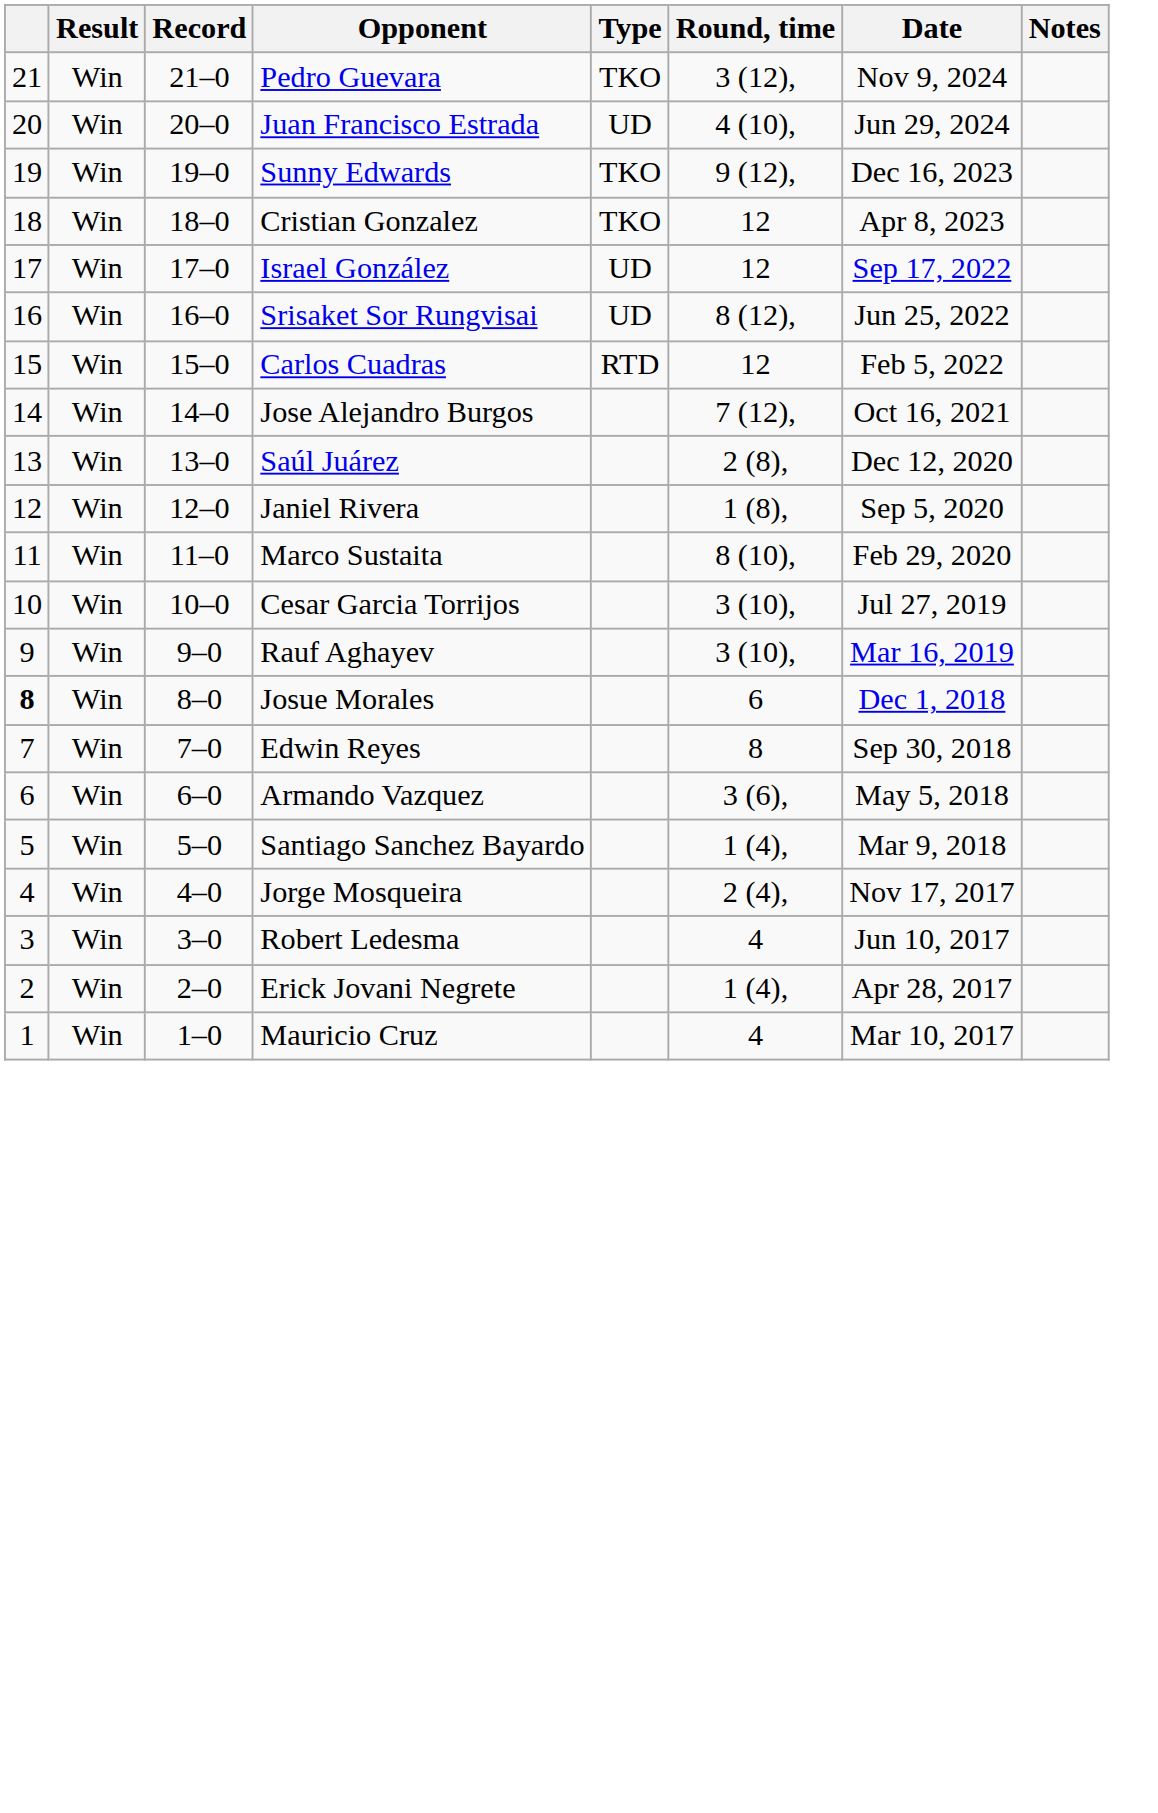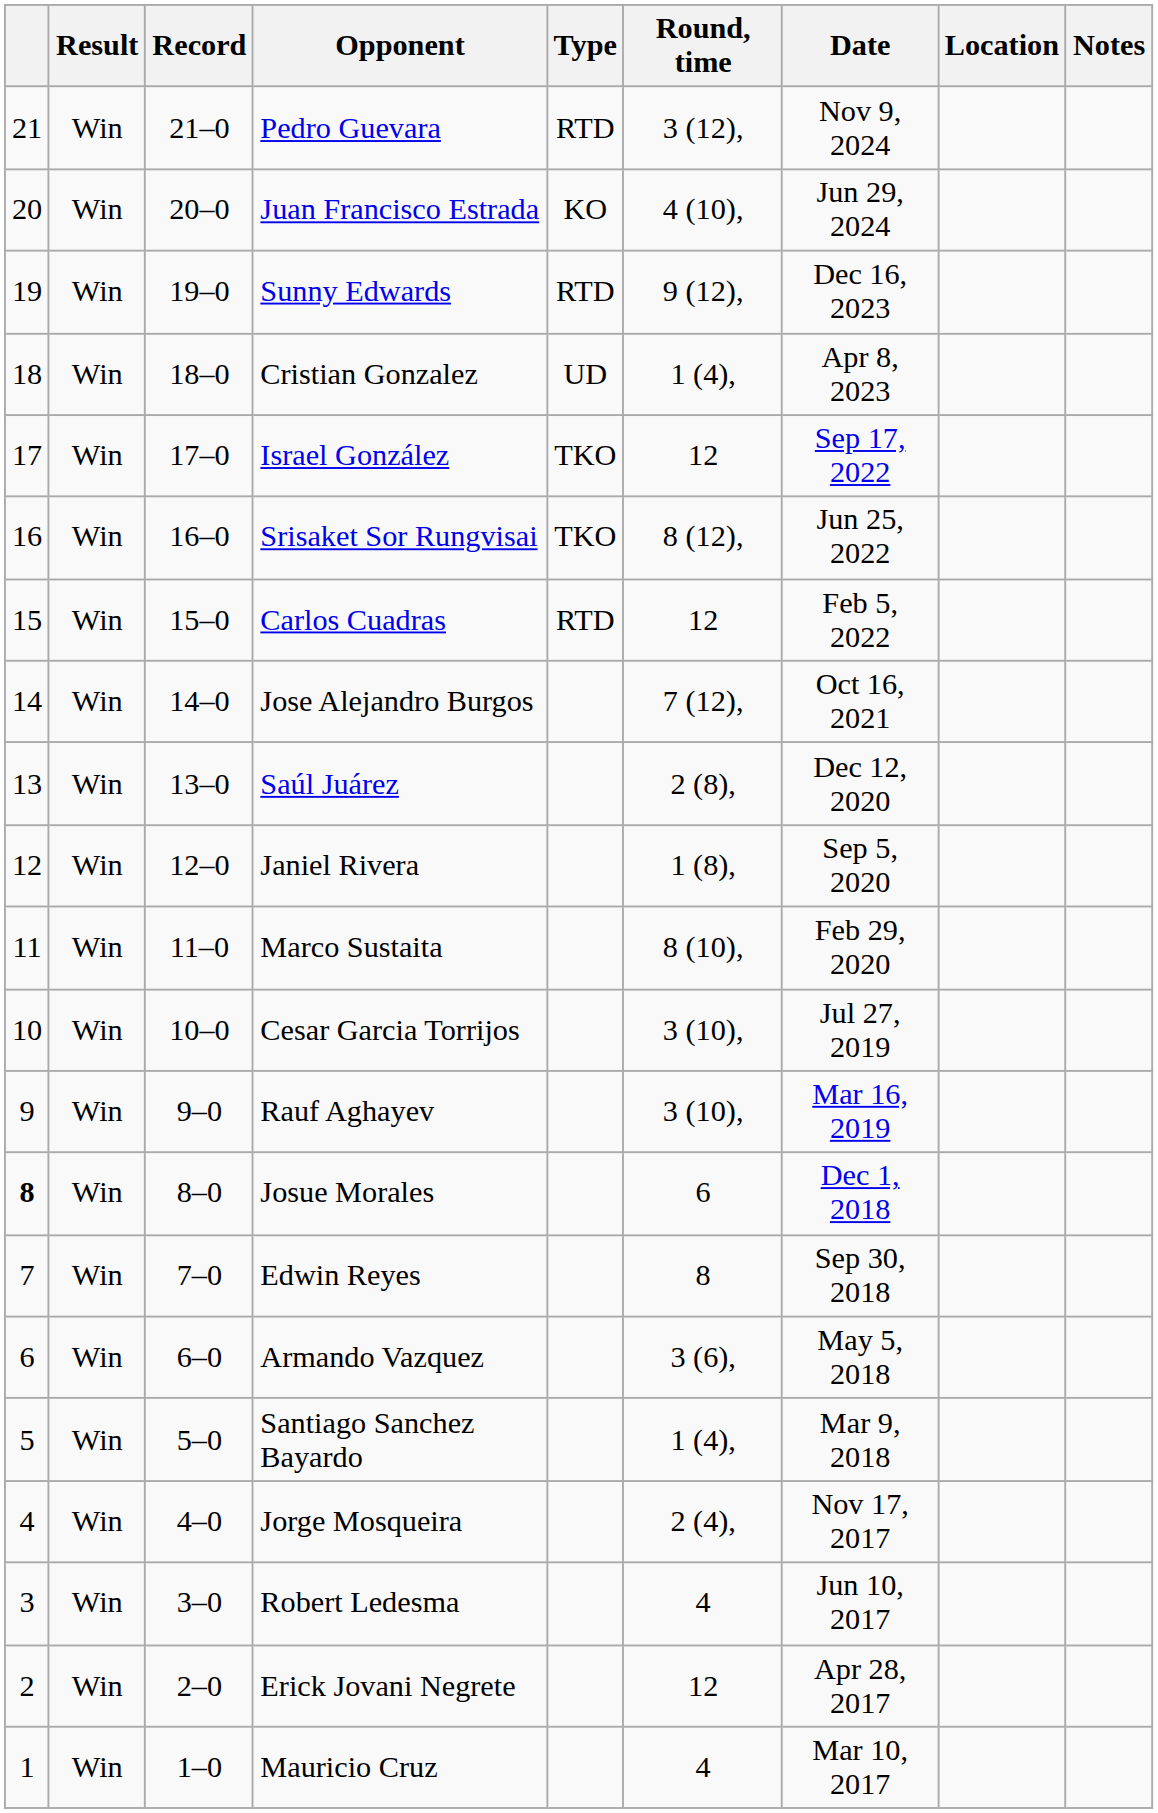+ column: (1002, 45)
(630, 76) TKO -> (585, 127) RTD
(630, 124) UD -> (585, 209) KO
(630, 172) TKO -> (585, 291) RTD
(630, 220) TKO -> (585, 373) UD
(755, 220) 12 -> (703, 373) 1 (4),
(630, 268) UD -> (585, 455) TKO
(630, 316) UD -> (585, 537) TKO
(755, 987) 1 (4), -> (703, 1685) 12
